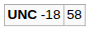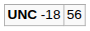(74, 15) 58 -> (74, 15) 56
